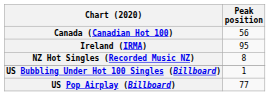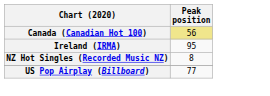(244, 33) no background -> (191, 33) khaki background
- row: (114, 72)
